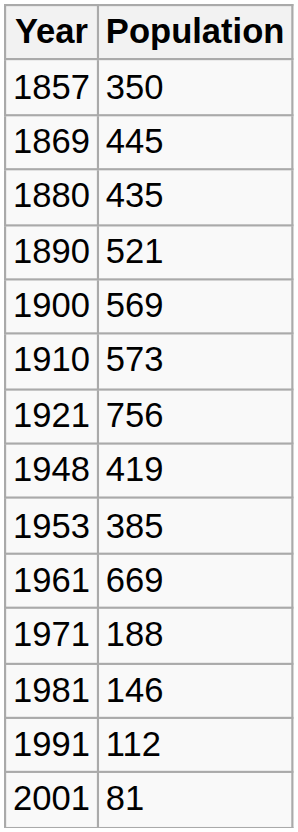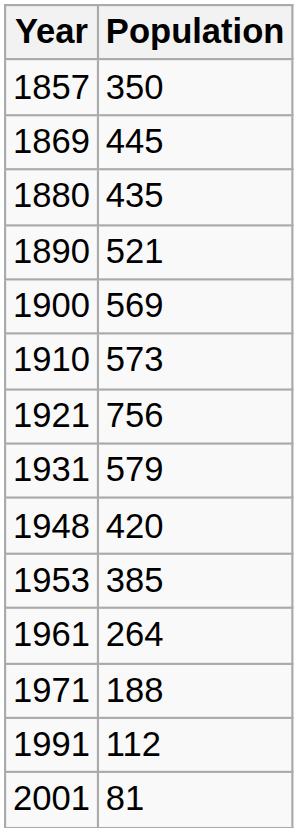+ row: (51, 470)
(135, 470) 419 -> (135, 525) 420
(135, 580) 669 -> (135, 634) 264
- row: (51, 689)
